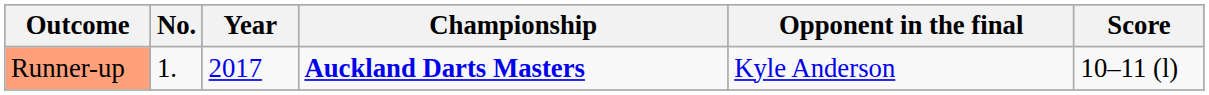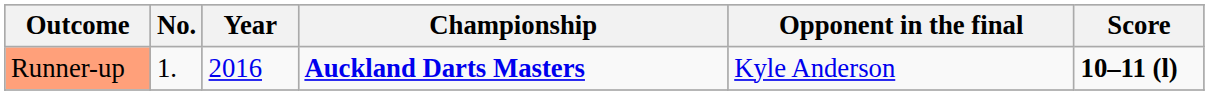(235, 68) 2017 -> (235, 68) 2016
(1129, 68) normal -> (1129, 68) bold
